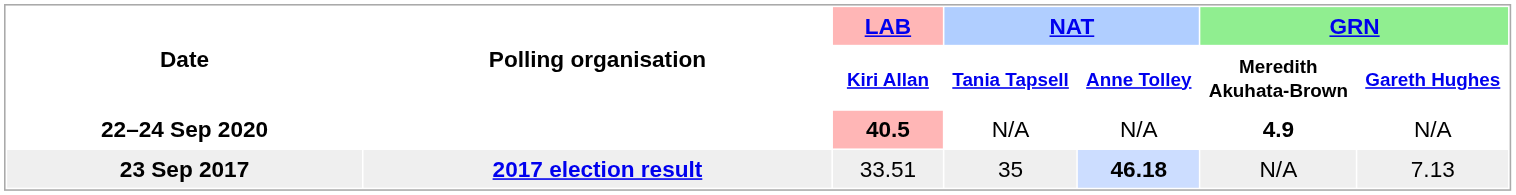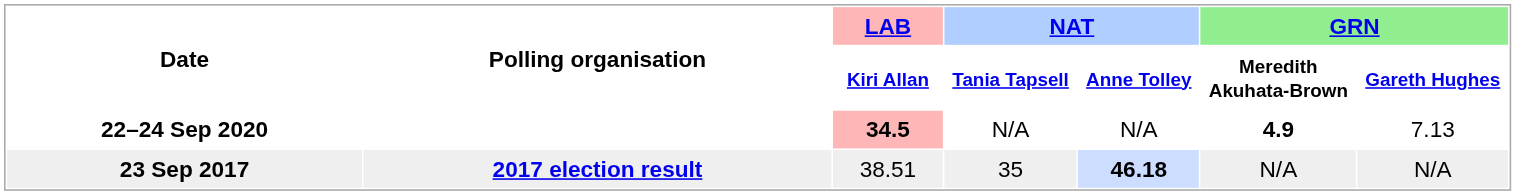(888, 130) 40.5 -> (888, 130) 34.5
(1433, 130) N/A -> (1433, 130) 7.13
(888, 169) 33.51 -> (888, 169) 38.51
(1433, 169) 7.13 -> (1433, 169) N/A
